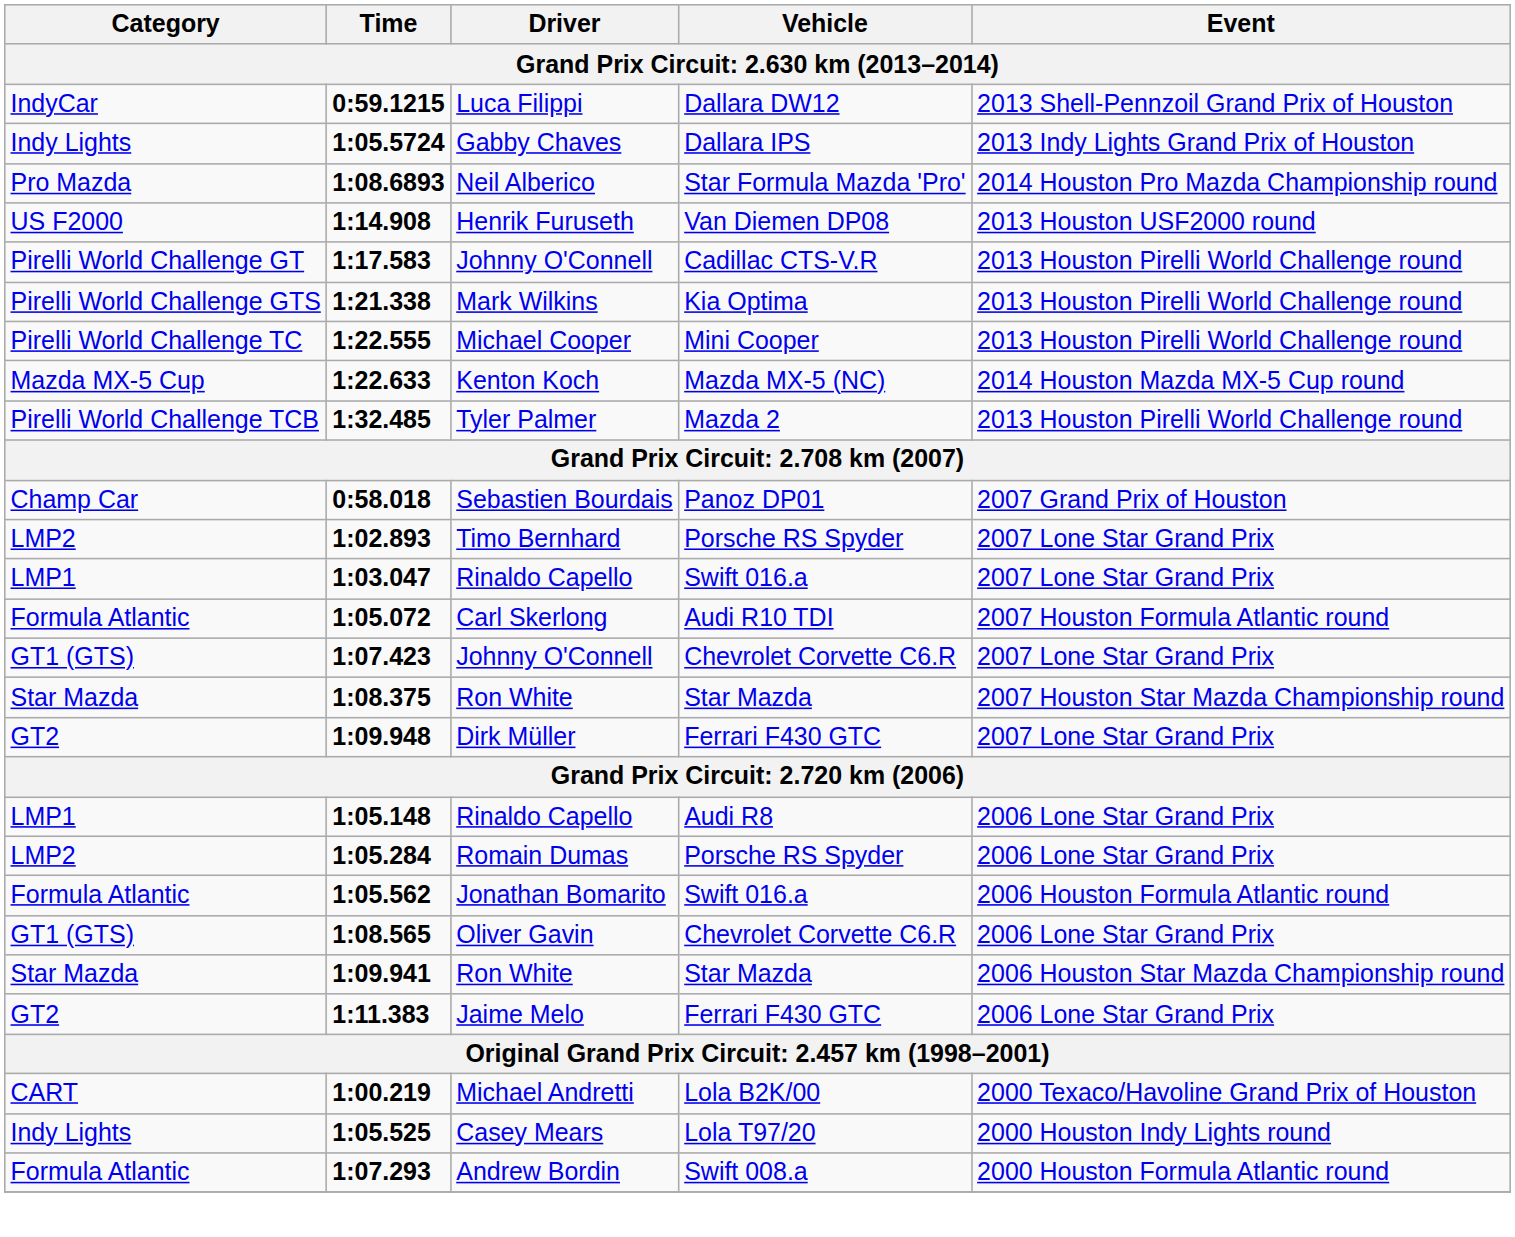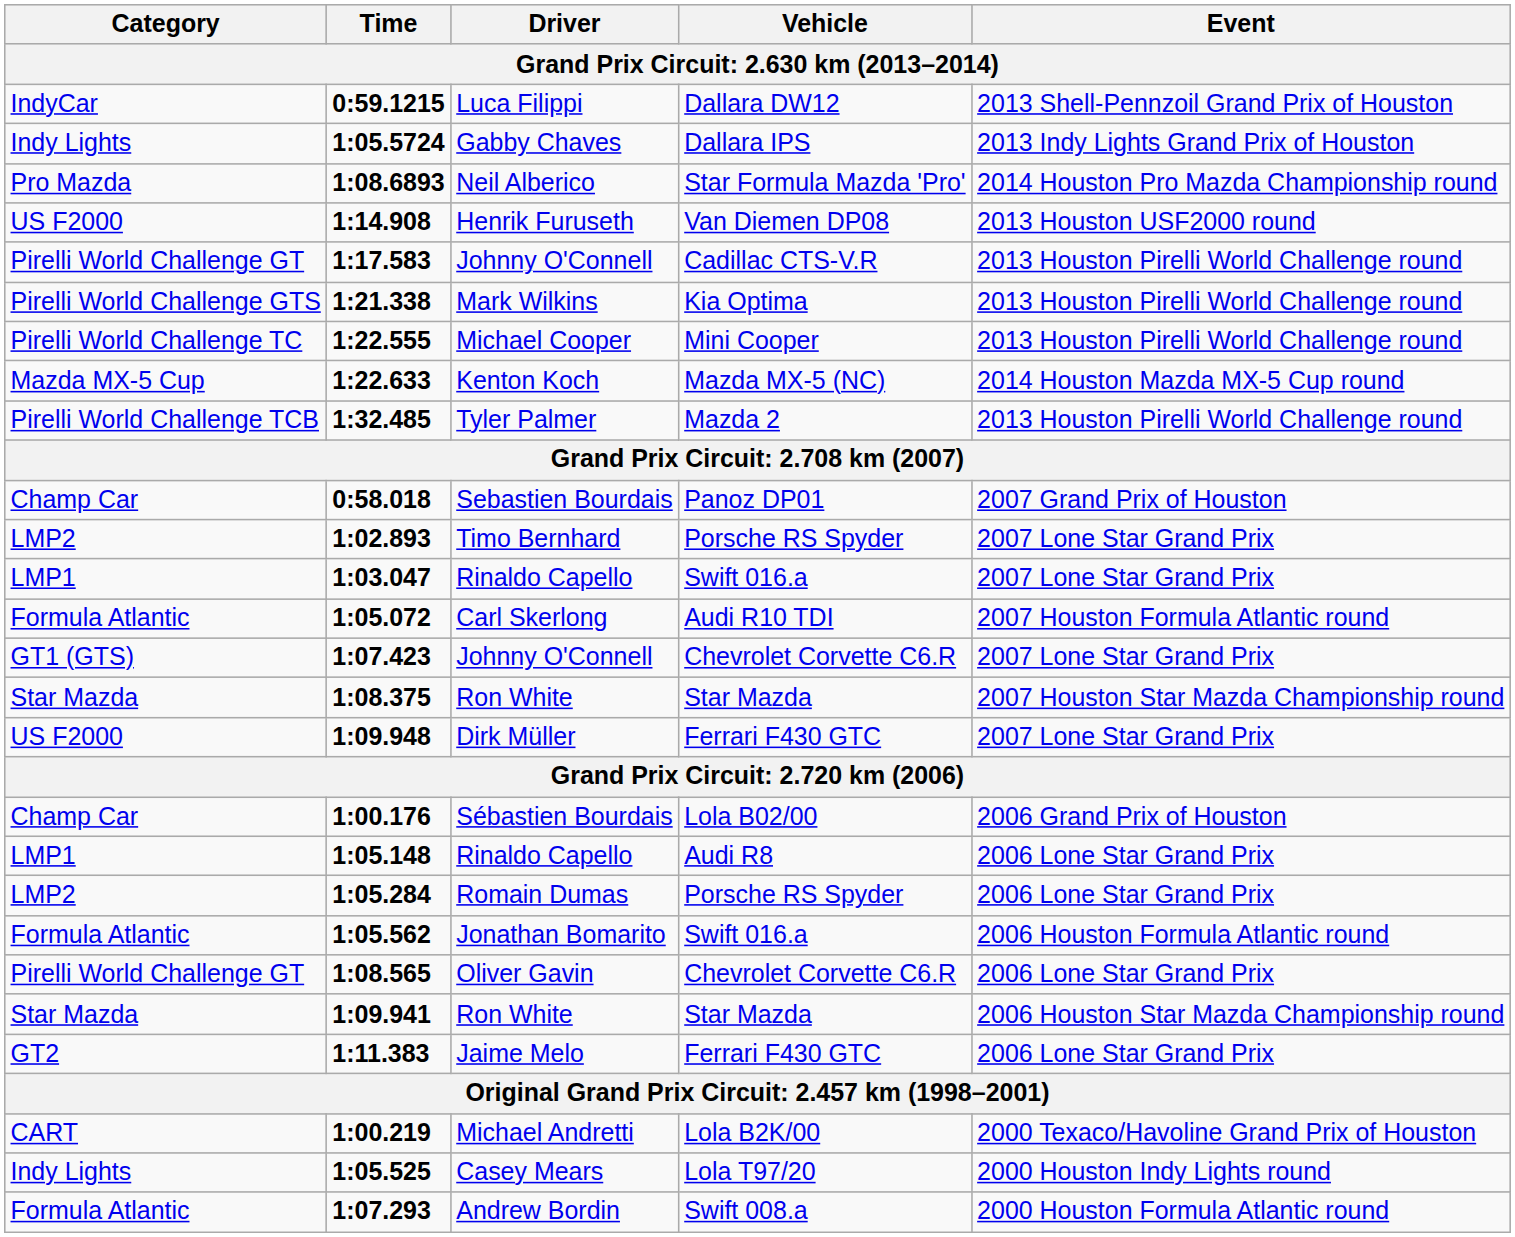(35, 736) GT2 -> (67, 736) US F2000
+ row: (382, 815)
(72, 934) GT1 (GTS) -> (157, 974) Pirelli World Challenge GT
